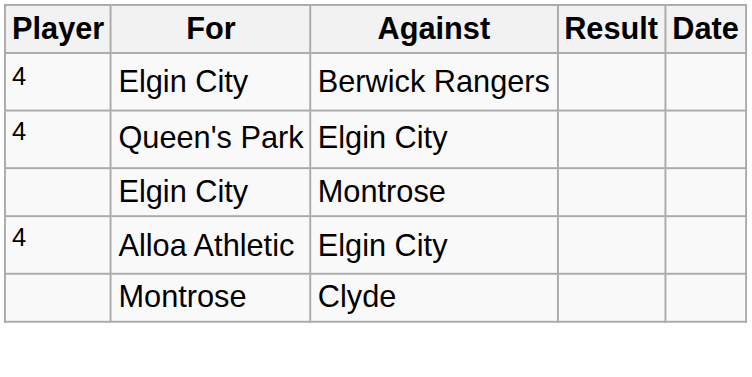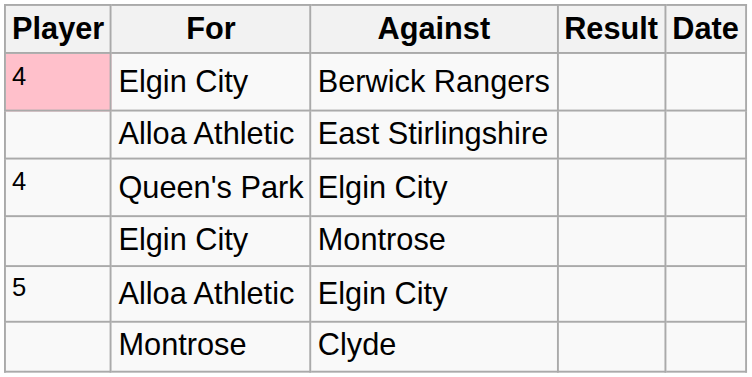(19, 75) no background -> (19, 75) pink background
+ row: (206, 134)
(19, 238) 4 -> (19, 287) 5
